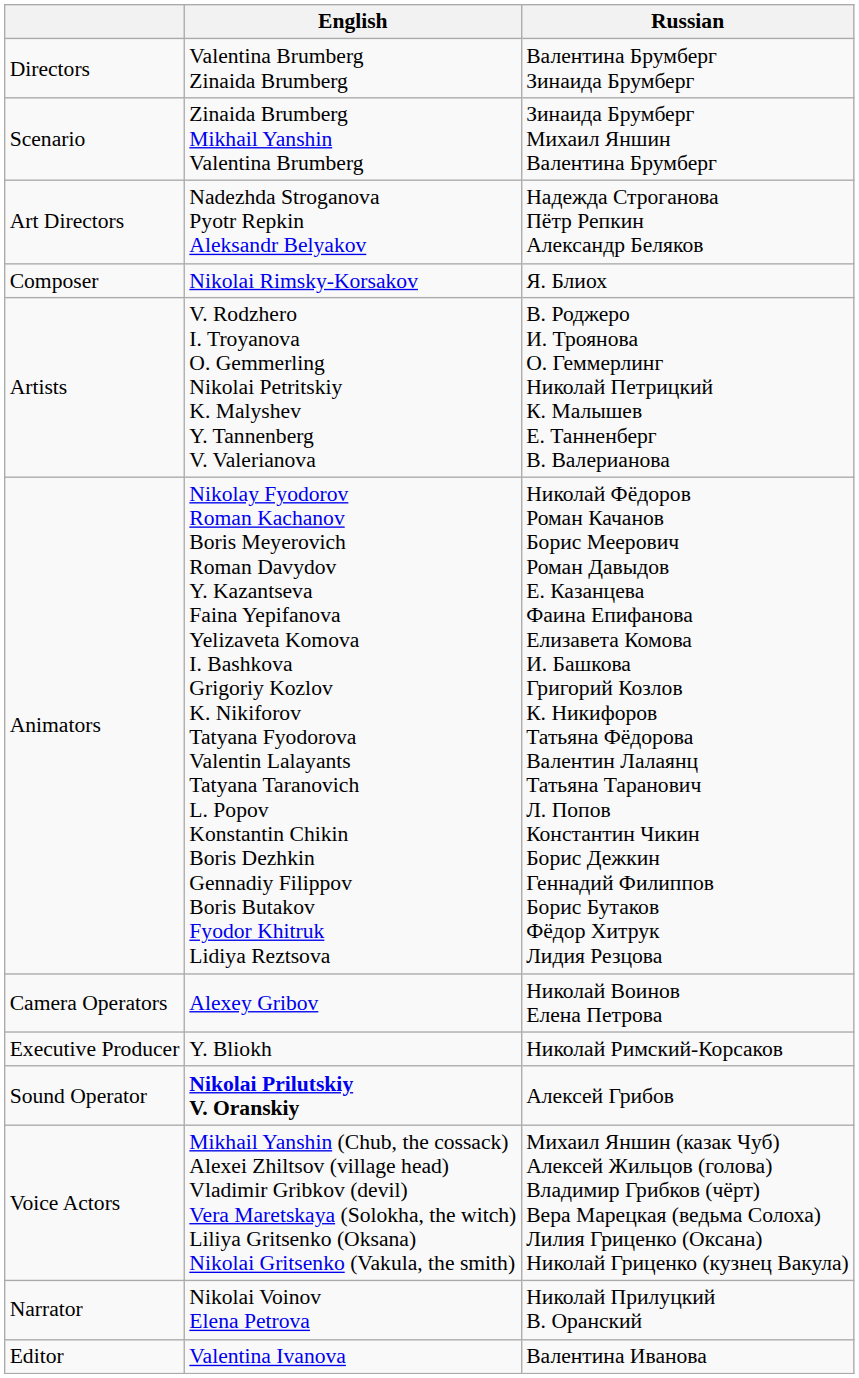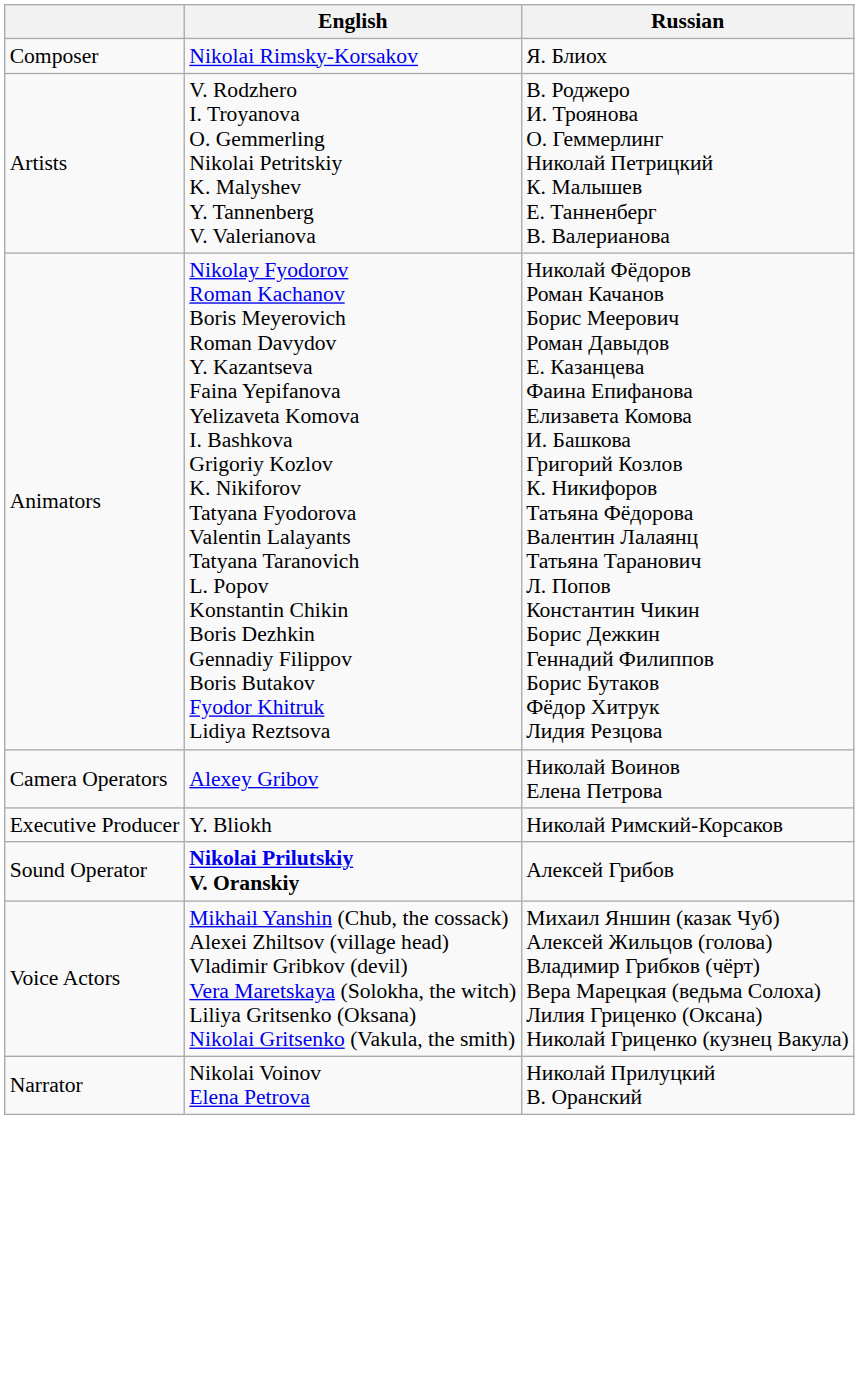- row: (50, 68)
- row: (47, 138)
- row: (67, 221)
- row: (37, 1356)
